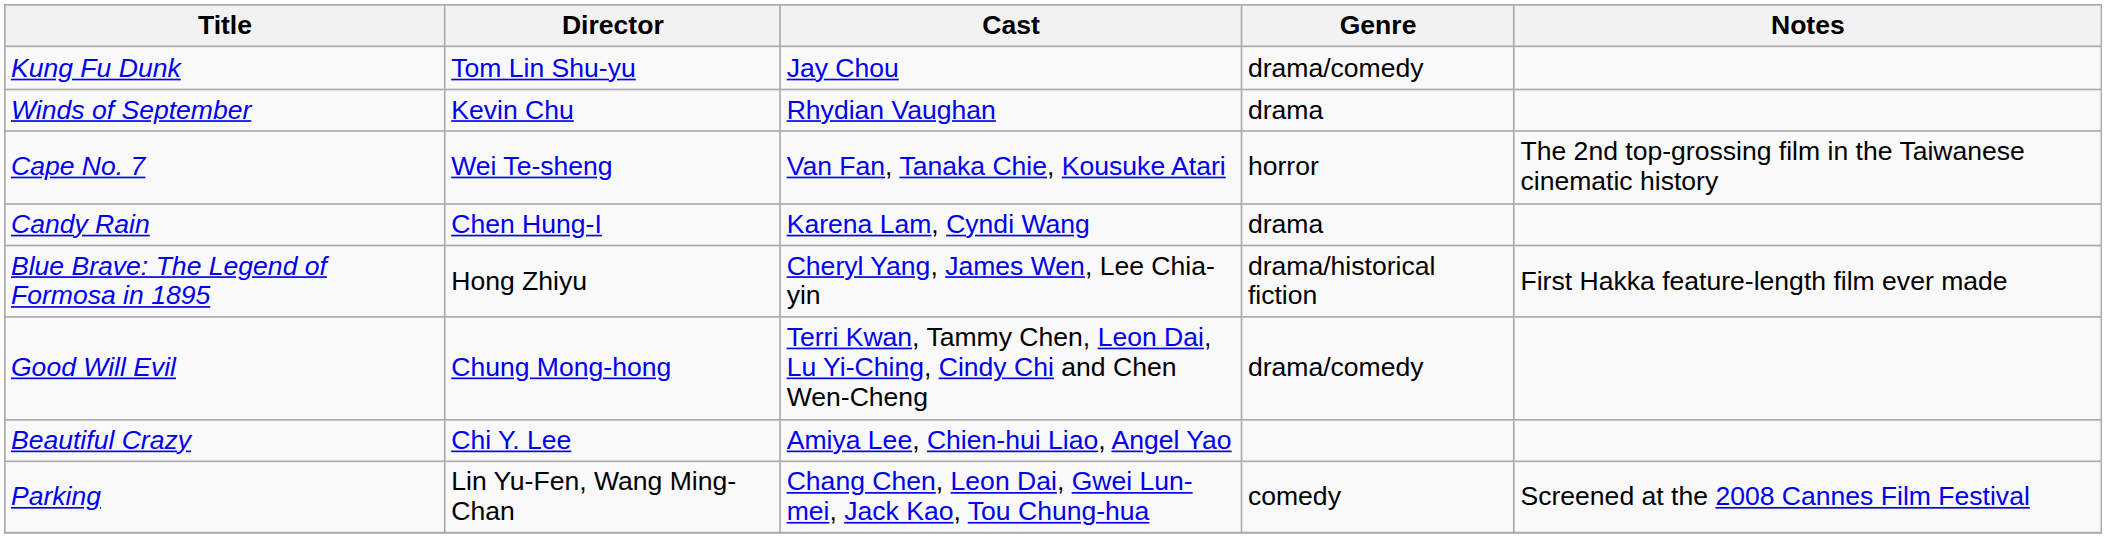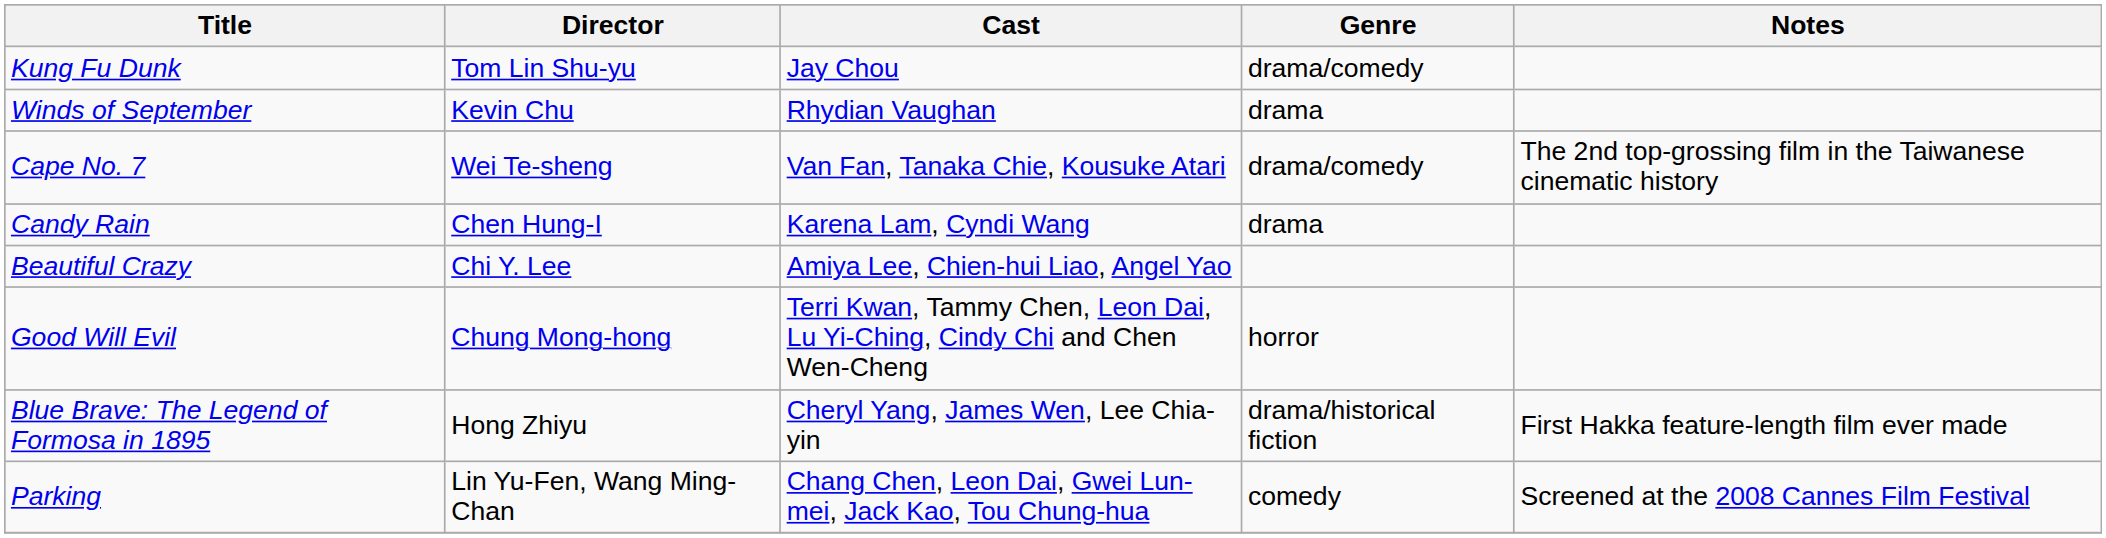(1283, 166) horror -> (1336, 166) drama/comedy
rows swapped: (101, 439) <-> (169, 280)
(1336, 367) drama/comedy -> (1283, 338) horror
